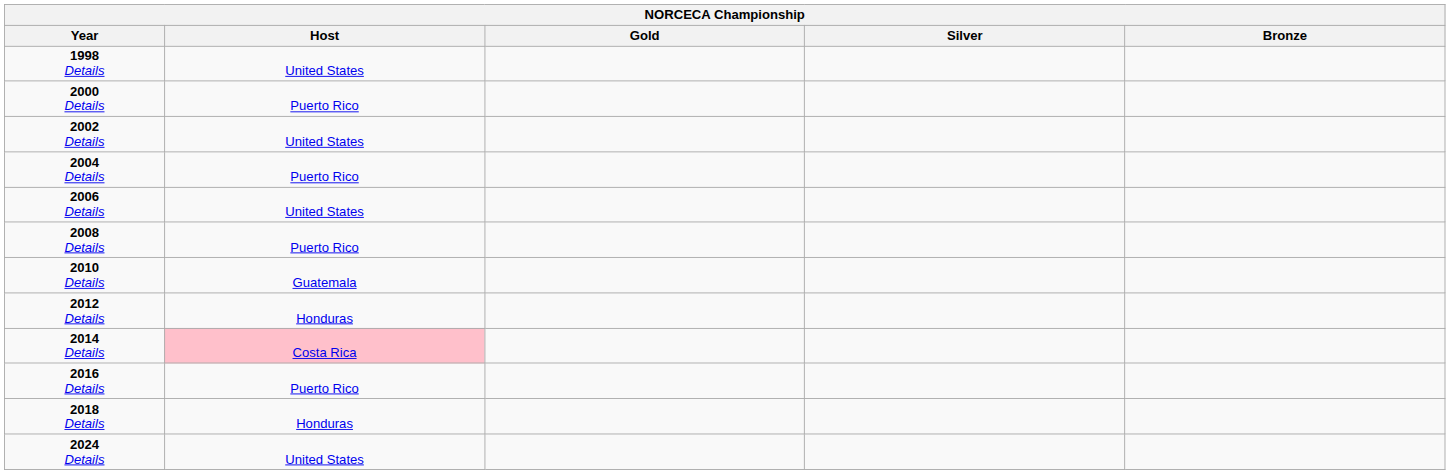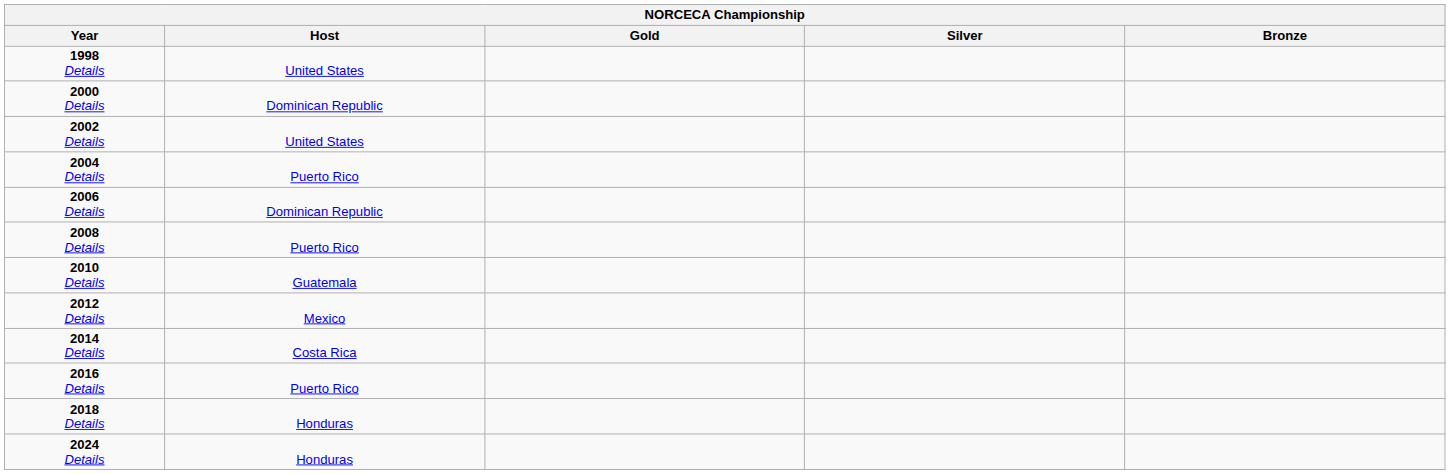(325, 106) Puerto Rico -> (325, 106) Dominican Republic
(325, 212) United States -> (325, 212) Dominican Republic
(325, 318) Honduras -> (325, 318) Mexico
(325, 353) pink background -> (325, 353) no background
(325, 459) United States -> (325, 459) Honduras
